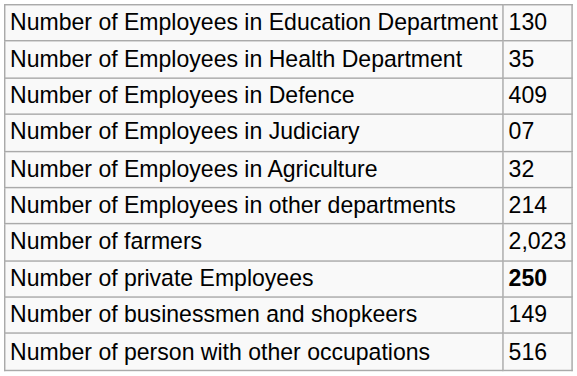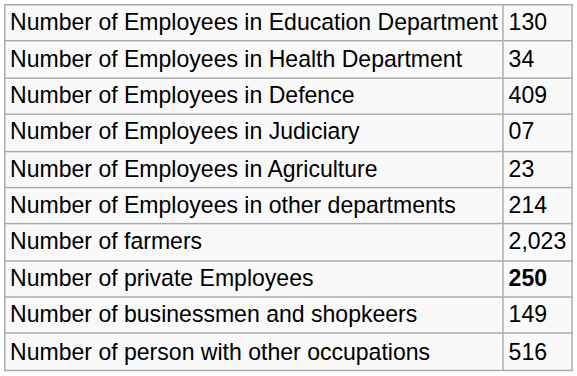(521, 59) 35 -> (521, 59) 34
(521, 168) 32 -> (521, 168) 23
